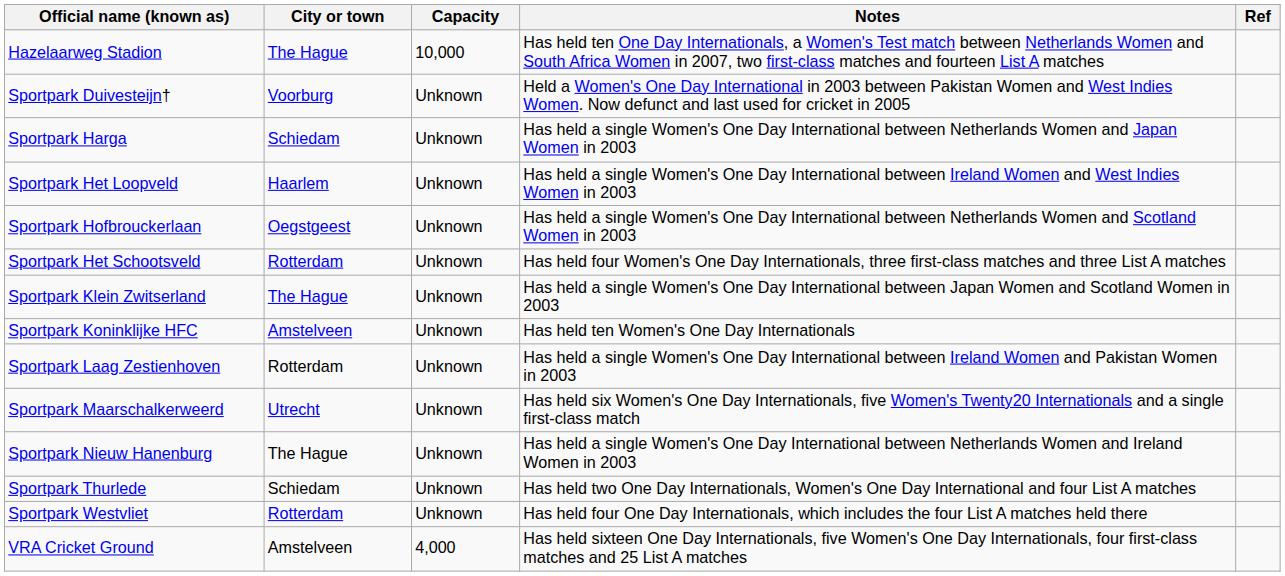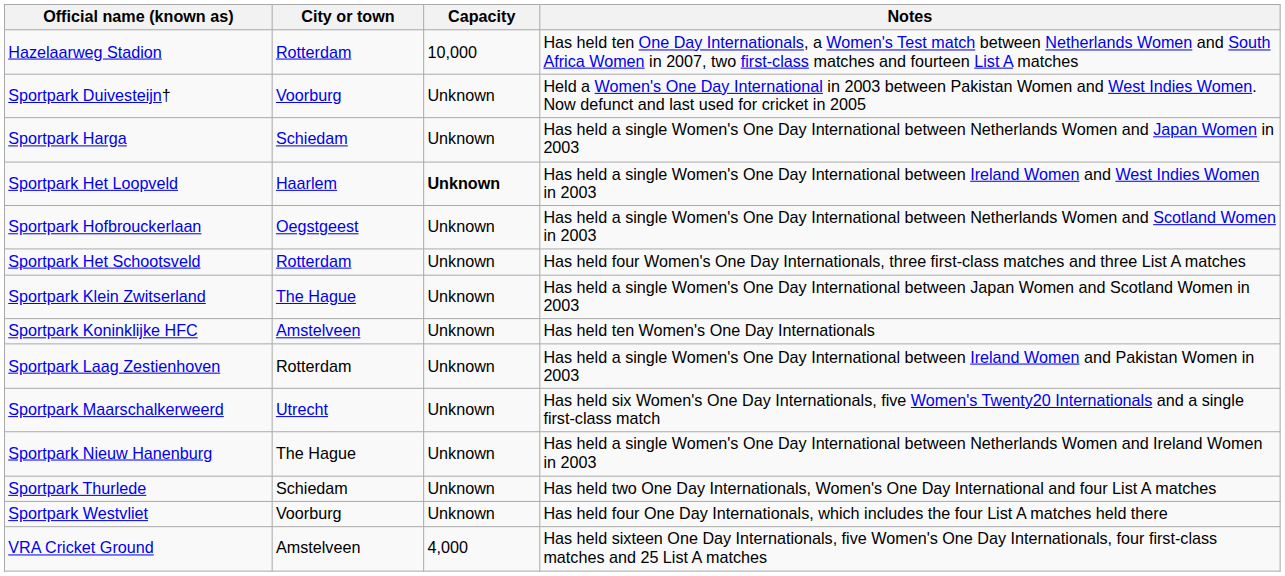- column: (1258, 17)
(308, 52) The Hague -> (314, 52) Rotterdam
(449, 183) normal -> (464, 183) bold
(305, 514) Rotterdam -> (309, 514) Voorburg
